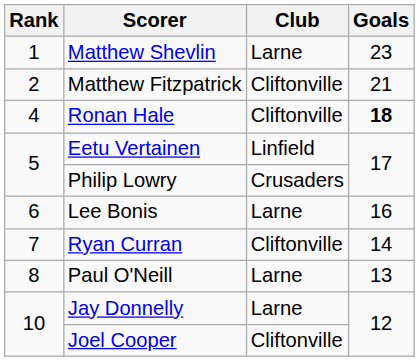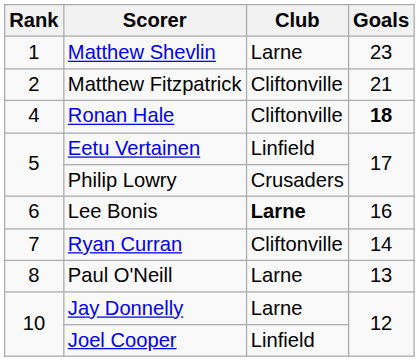(277, 212) normal -> (278, 212) bold
(297, 340) Cliftonville -> (283, 340) Linfield
